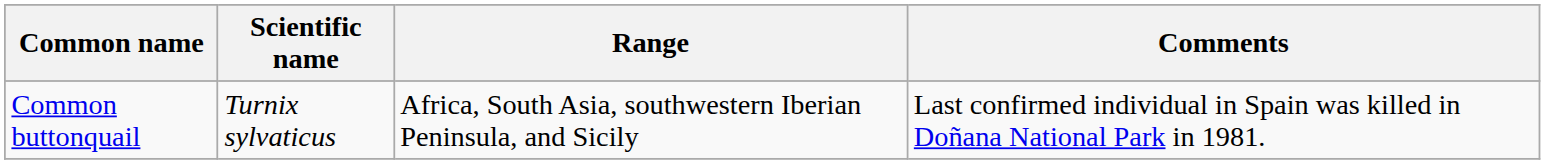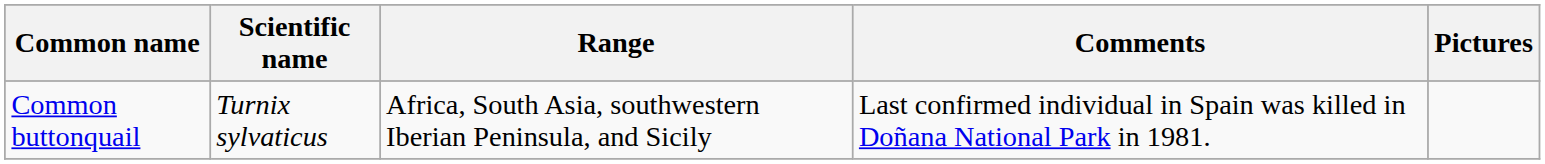+ column: (1484, 42)
